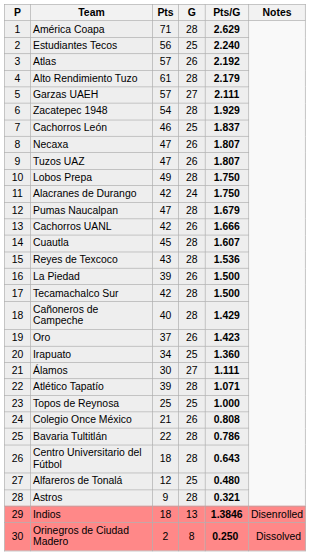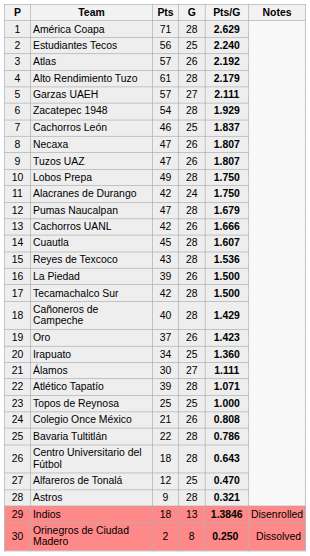(227, 481) 0.480 -> (227, 481) 0.470
